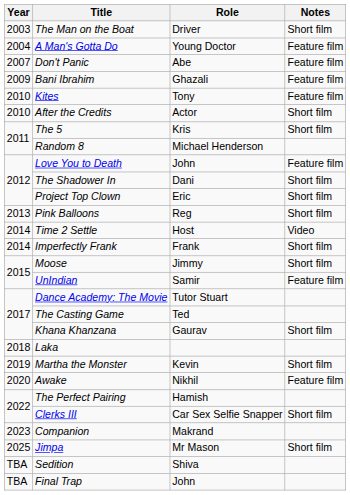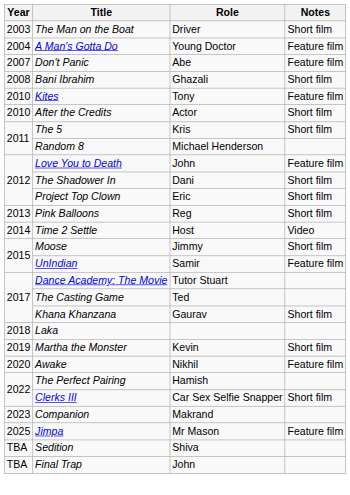(19, 79) 2009 -> (19, 79) 2008
(315, 79) Feature film -> (310, 79) Short film
- row: (76, 247)
(310, 448) Short film -> (315, 431) Feature film
